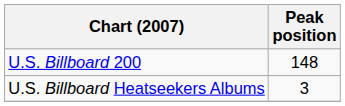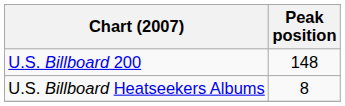(304, 88) 3 -> (304, 88) 8
